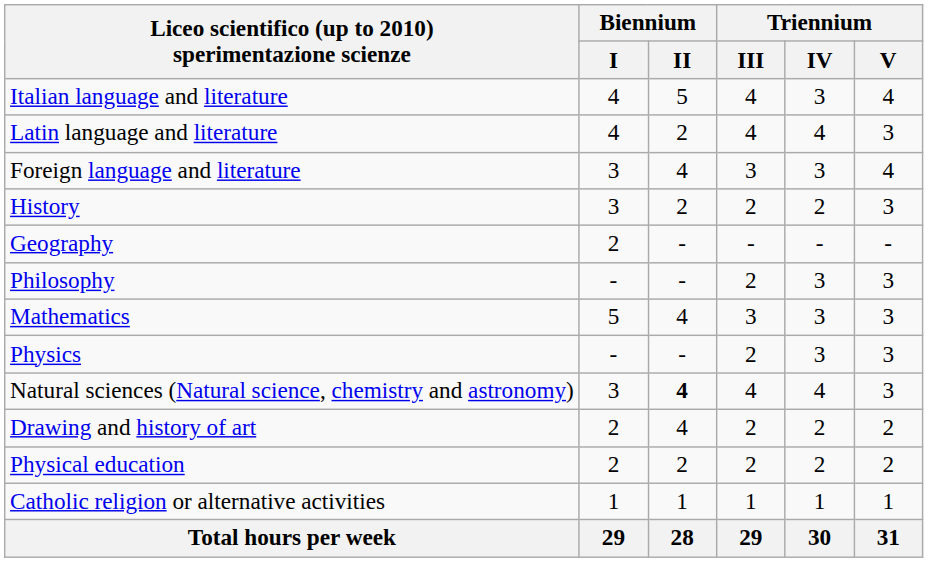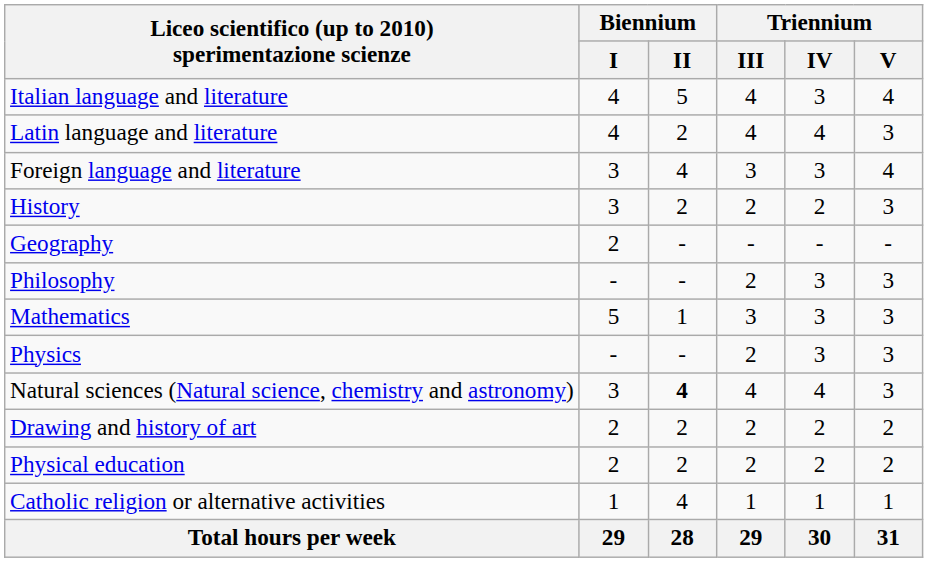(682, 317) 4 -> (682, 317) 1
(682, 427) 4 -> (682, 427) 2
(682, 501) 1 -> (682, 501) 4
